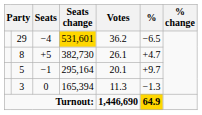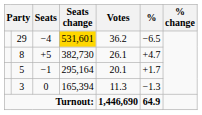(152, 70) +9.7 -> (152, 70) +1.7
(152, 102) gold background -> (152, 102) no background
